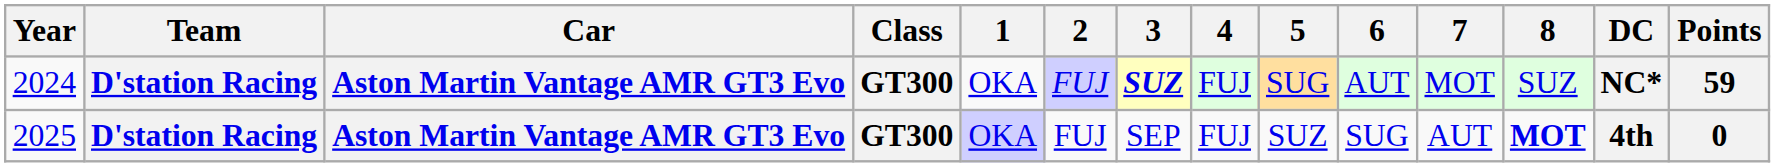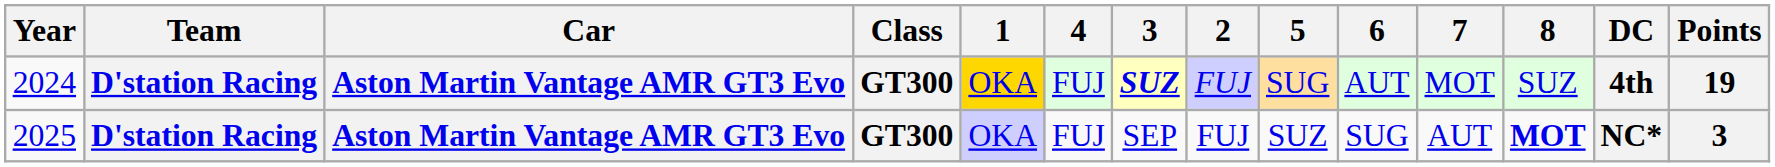columns swapped: (1080, 30) <-> (1225, 30)
(1003, 82) no background -> (1003, 82) gold background
(1631, 82) NC* -> (1631, 82) 4th
(1719, 82) 59 -> (1719, 82) 19
(1631, 134) 4th -> (1631, 134) NC*
(1719, 134) 0 -> (1719, 134) 3
